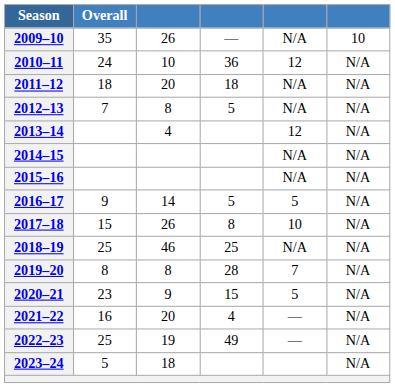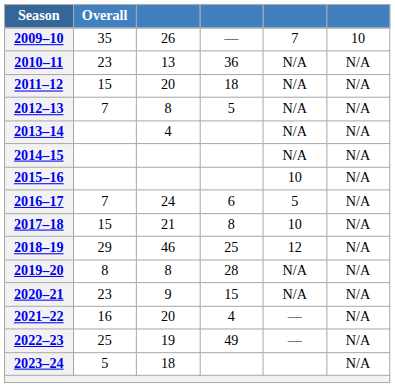(295, 39) N/A -> (295, 39) 7
(105, 62) 24 -> (105, 62) 23
(168, 62) 10 -> (168, 62) 13
(295, 62) 12 -> (295, 62) N/A
(105, 85) 18 -> (105, 85) 15
(295, 131) 12 -> (295, 131) N/A
(295, 178) N/A -> (295, 178) 10
(105, 201) 9 -> (105, 201) 7
(168, 201) 14 -> (168, 201) 24
(231, 201) 5 -> (231, 201) 6
(168, 224) 26 -> (168, 224) 21
(105, 247) 25 -> (105, 247) 29
(295, 247) N/A -> (295, 247) 12
(295, 270) 7 -> (295, 270) N/A
(295, 293) 5 -> (295, 293) N/A
